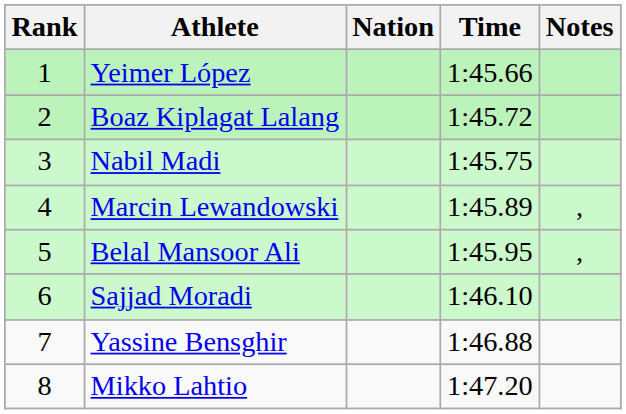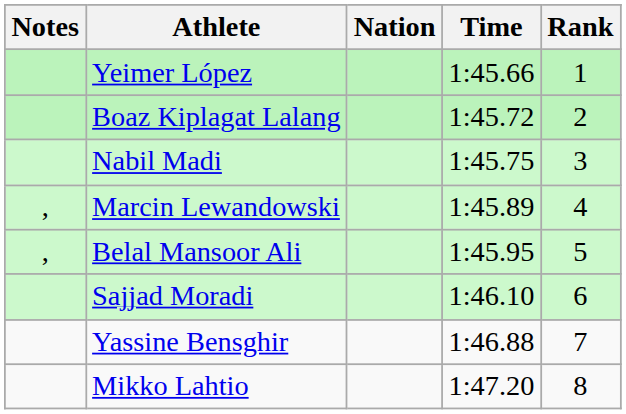columns swapped: (44, 26) <-> (580, 26)
